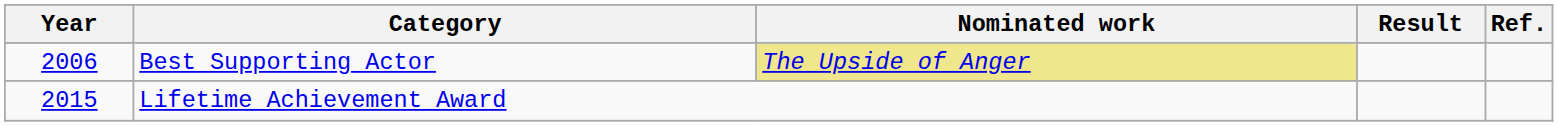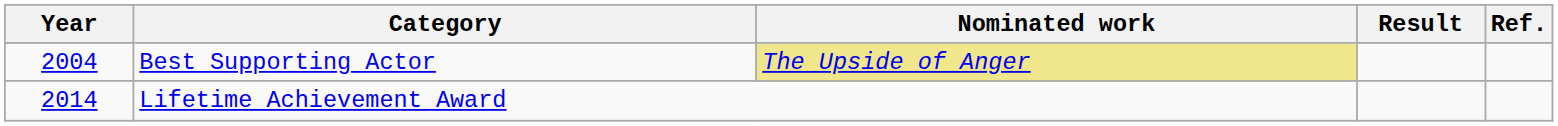(69, 62) 2006 -> (69, 62) 2004
(69, 101) 2015 -> (69, 101) 2014
